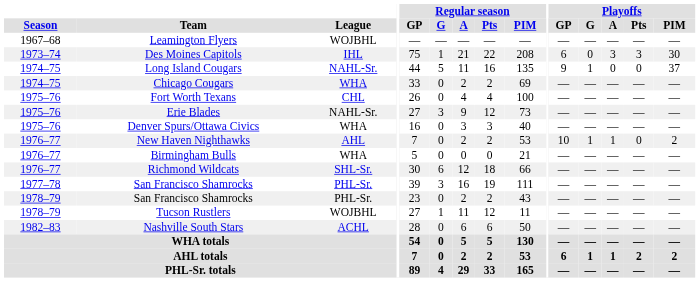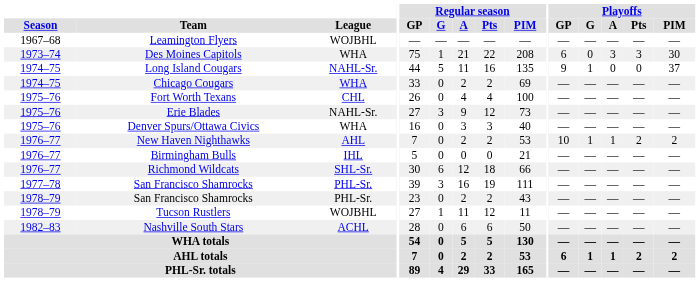(353, 54) IHL -> (353, 54) WHA
(639, 140) 0 -> (639, 140) 2
(353, 155) WHA -> (353, 155) IHL
